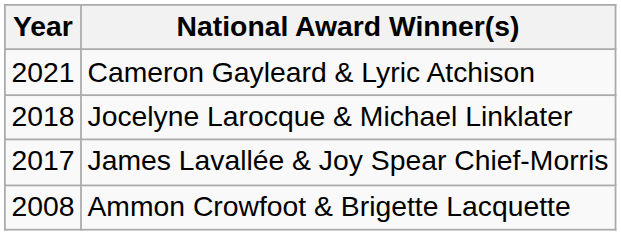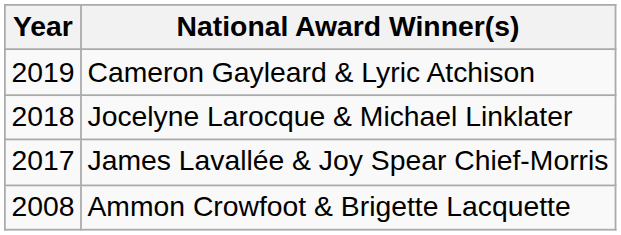(43, 71) 2021 -> (43, 71) 2019
